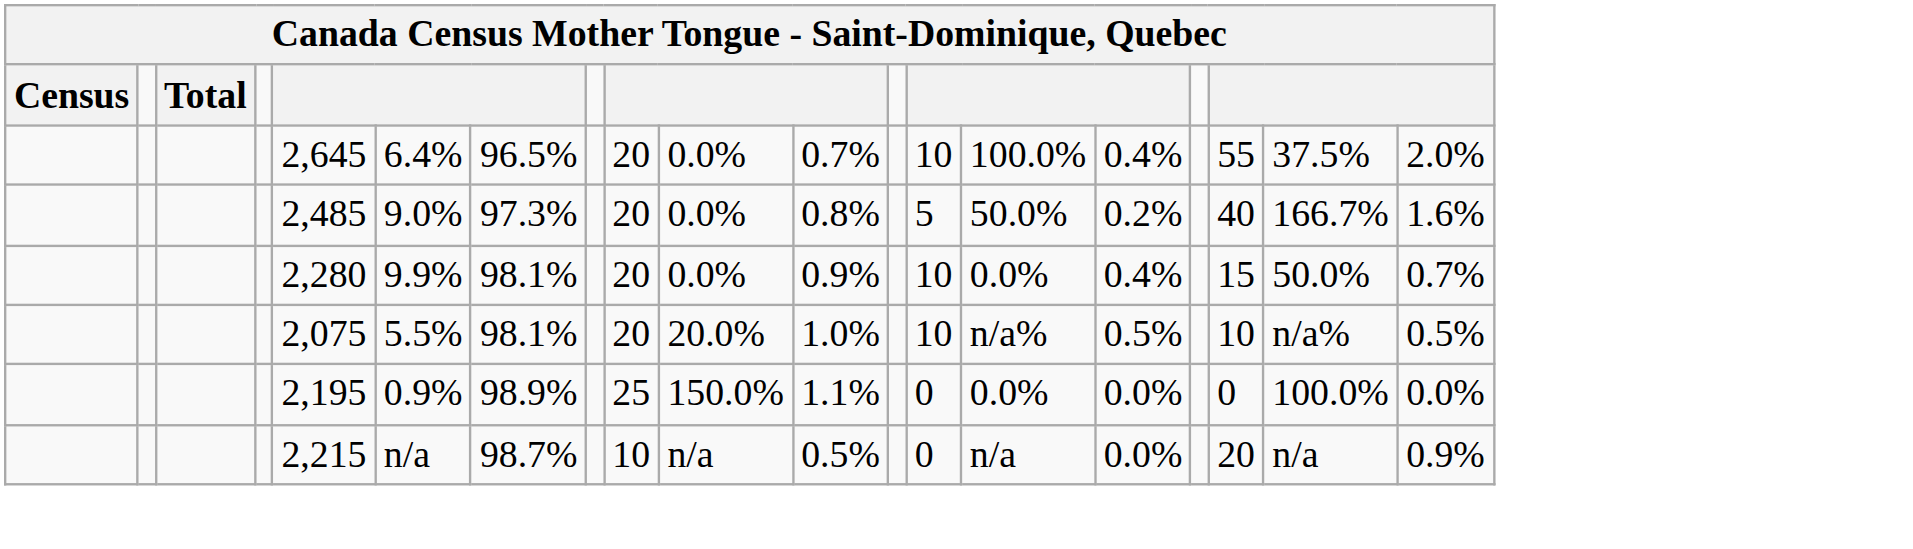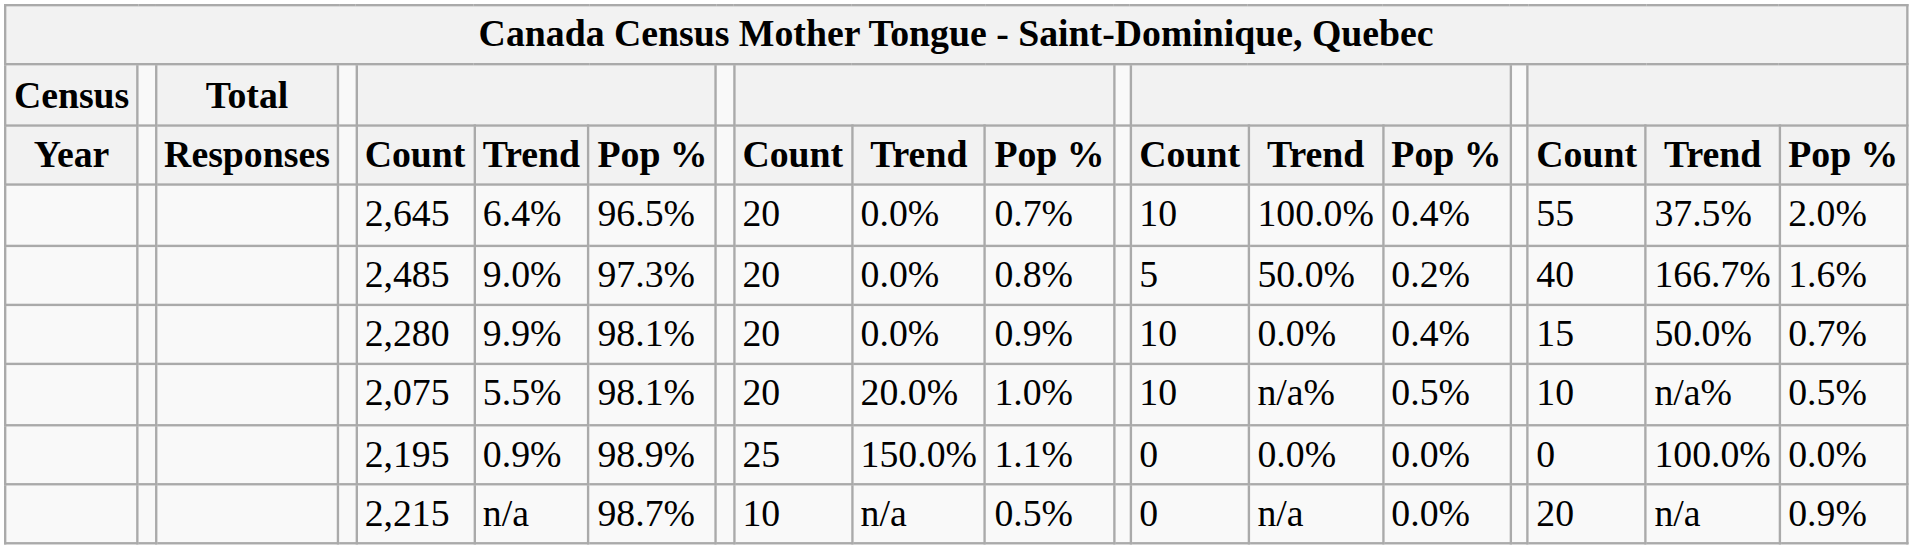+ row: (72, 154)
